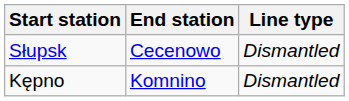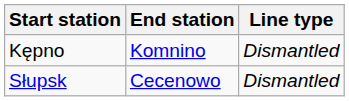rows swapped: (38, 50) <-> (37, 80)
